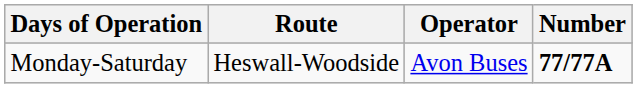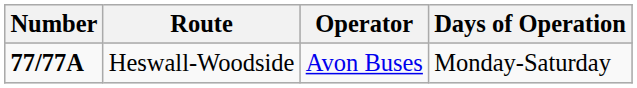columns swapped: (582, 23) <-> (106, 23)
